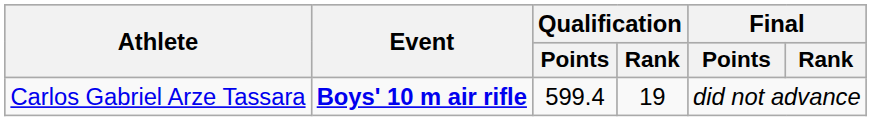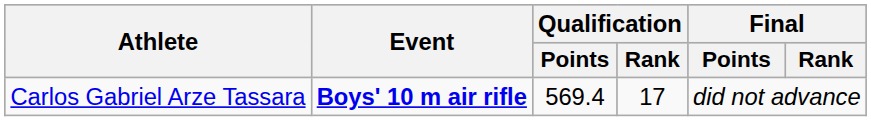(575, 97) 599.4 -> (575, 97) 569.4
(652, 97) 19 -> (652, 97) 17
